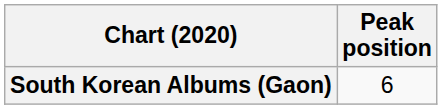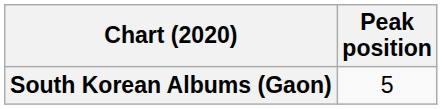(387, 85) 6 -> (387, 85) 5
